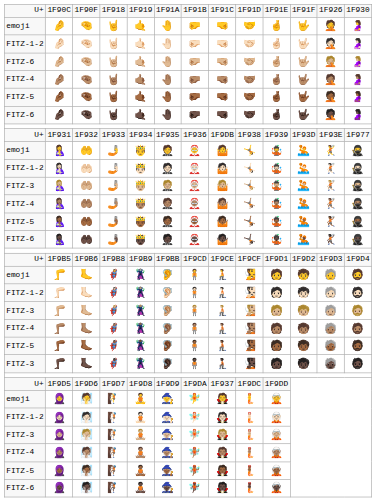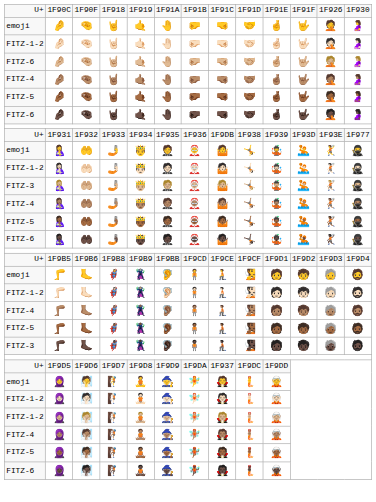- row: (59, 311)
(20, 435) FITZ-3 -> (25, 417) FITZ-1-2
